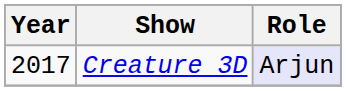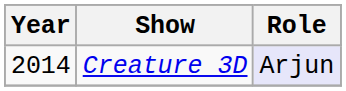(41, 66) 2017 -> (41, 66) 2014
